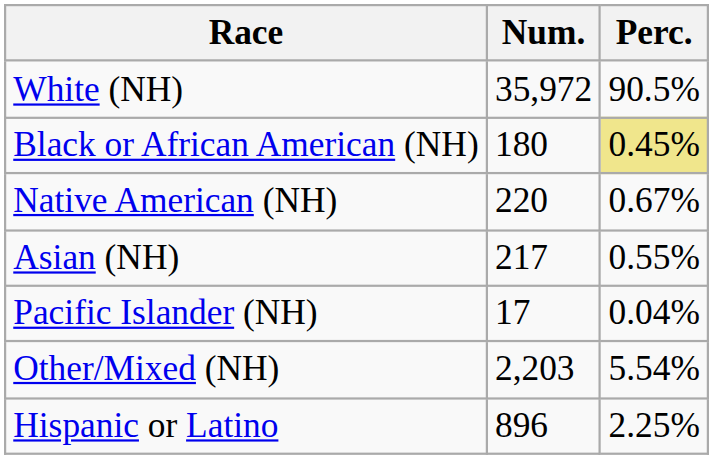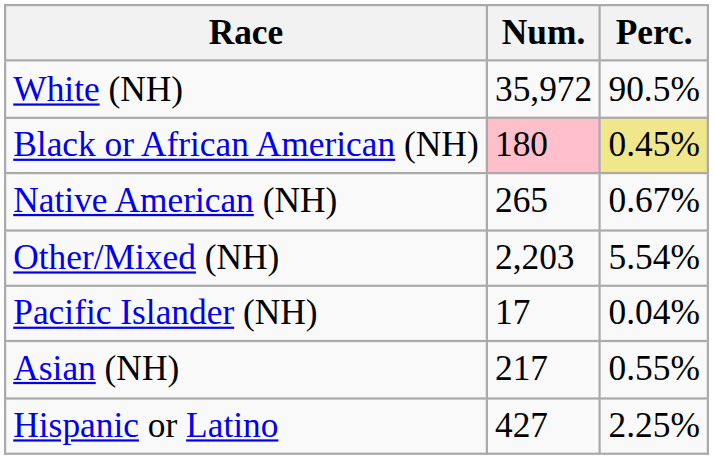(521, 144) no background -> (521, 144) pink background
(521, 200) 220 -> (521, 200) 265
rows swapped: (96, 256) <-> (146, 369)
(521, 425) 896 -> (521, 425) 427
